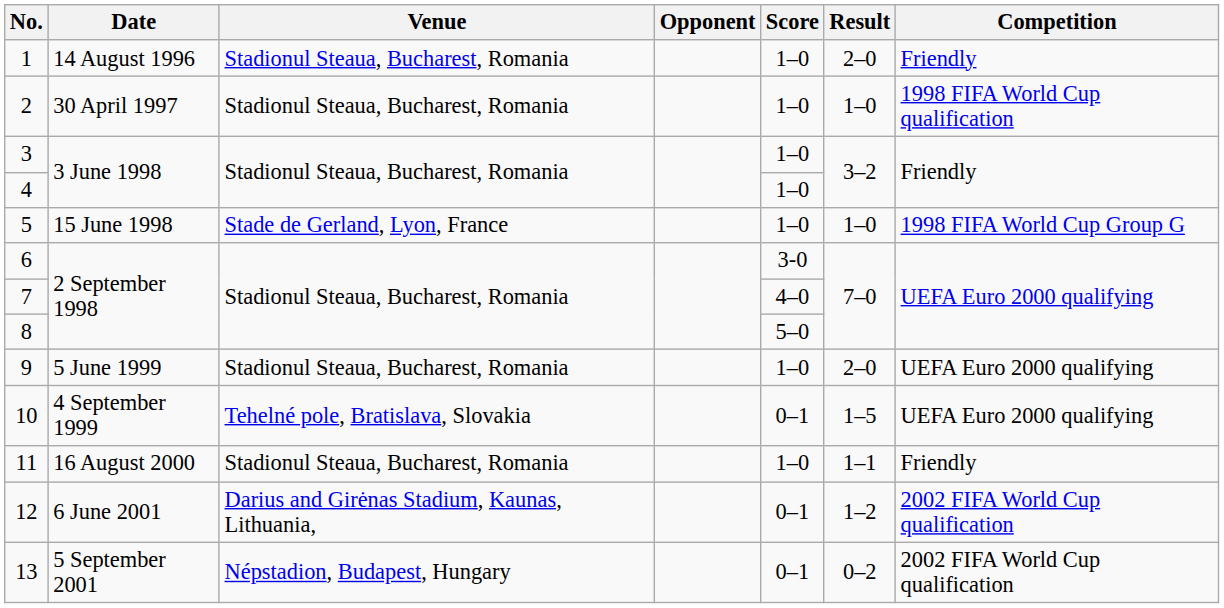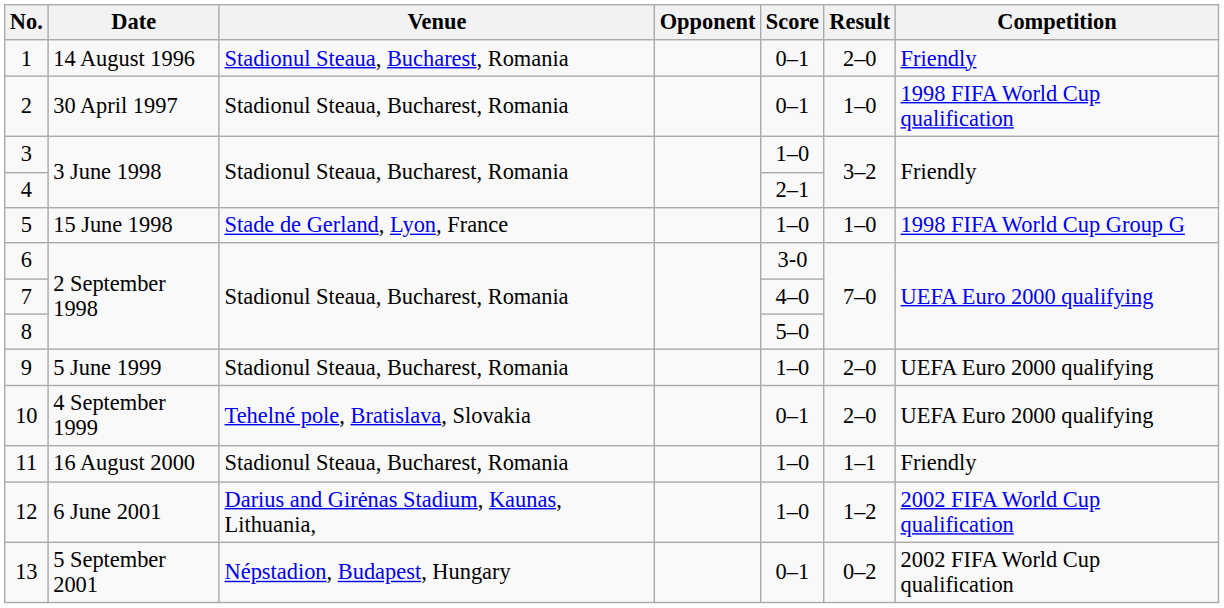(792, 57) 1–0 -> (792, 57) 0–1
(792, 105) 1–0 -> (792, 105) 0–1
(792, 189) 1–0 -> (792, 189) 2–1
(860, 415) 1–5 -> (860, 415) 2–0
(792, 511) 0–1 -> (792, 511) 1–0
